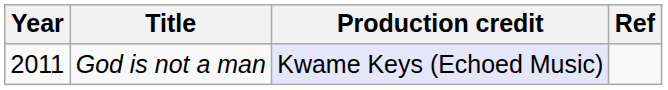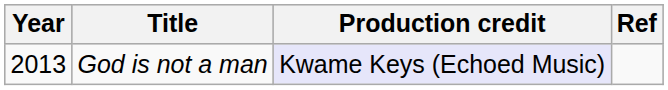(37, 63) 2011 -> (38, 63) 2013
